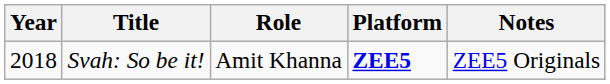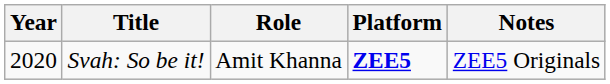(33, 60) 2018 -> (33, 60) 2020
